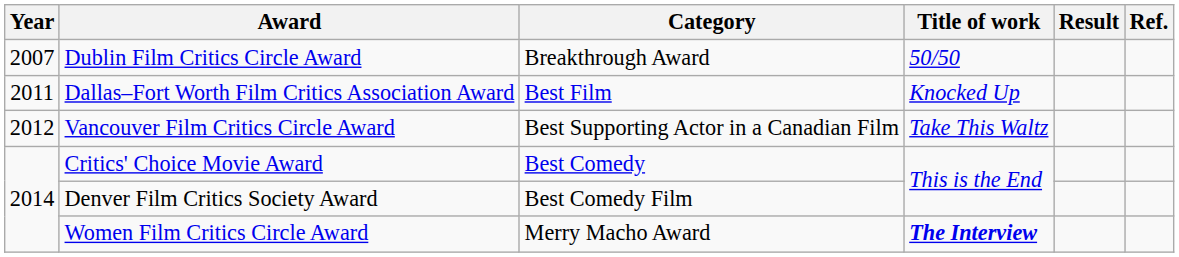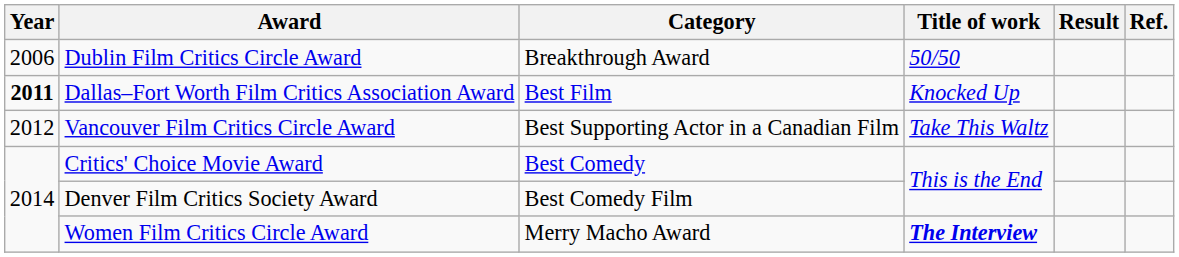(32, 57) 2007 -> (32, 57) 2006
(32, 92) normal -> (32, 92) bold
